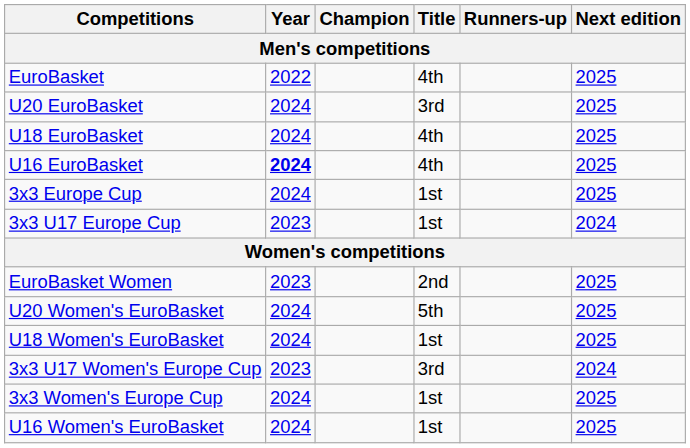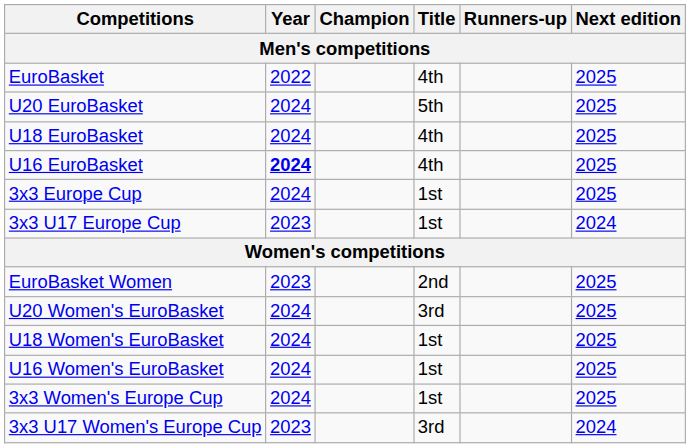(431, 106) 3rd -> (431, 106) 5th
(431, 310) 5th -> (431, 310) 3rd
rows swapped: (116, 427) <-> (135, 369)
